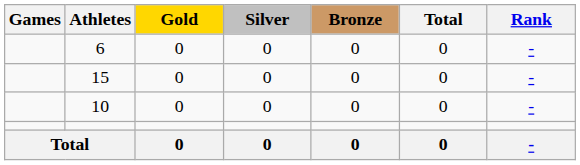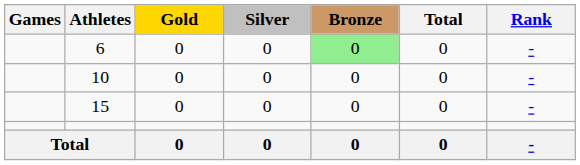(355, 48) no background -> (355, 48) lightgreen background
rows swapped: (100, 107) <-> (100, 77)
